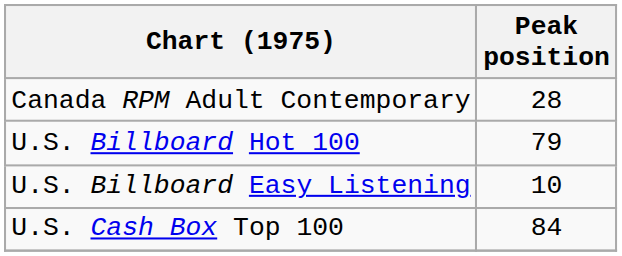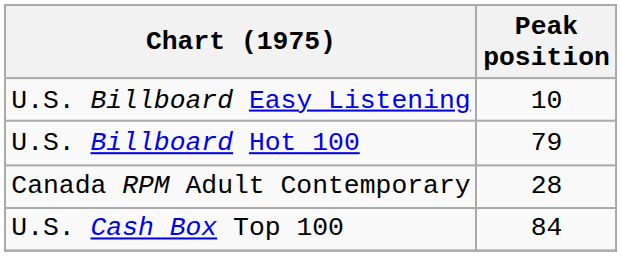rows swapped: (241, 100) <-> (241, 186)
